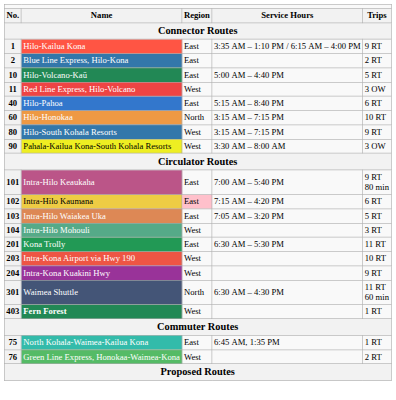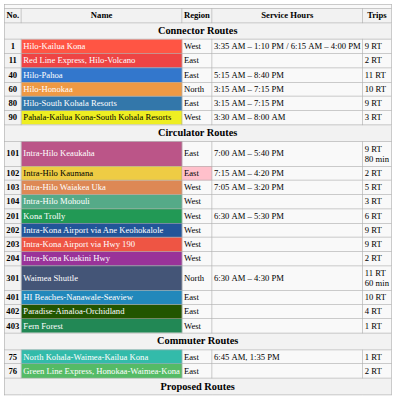(191, 47) East -> (192, 47) West
- row: (13, 61)
- row: (13, 75)
(192, 89) West -> (191, 61) East
(375, 89) 3 OW -> (373, 61) 2 RT
(373, 104) 6 RT -> (375, 75) 11 RT
(192, 132) West -> (191, 104) East
(375, 146) 3 OW -> (373, 118) 3 RT
(373, 202) 6 RT -> (373, 173) 2 RT
(191, 216) East -> (192, 188) West
(191, 245) East -> (192, 216) West
(375, 245) 11 RT -> (373, 216) 6 RT
+ row: (13, 230)
(375, 259) 10 RT -> (373, 245) 9 RT
(373, 273) 9 RT -> (373, 259) 2 RT
+ row: (13, 297)
+ row: (13, 312)
(45, 312) bold -> (43, 326) normal
(192, 357) West -> (191, 371) East
